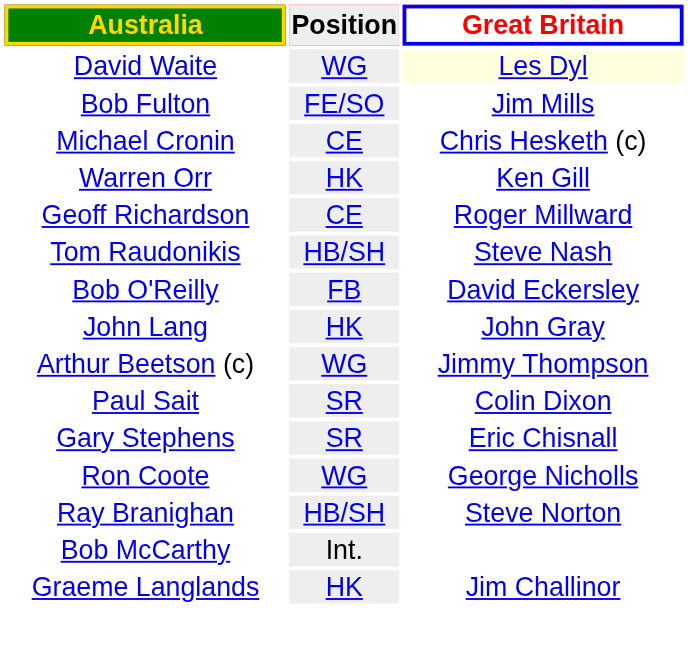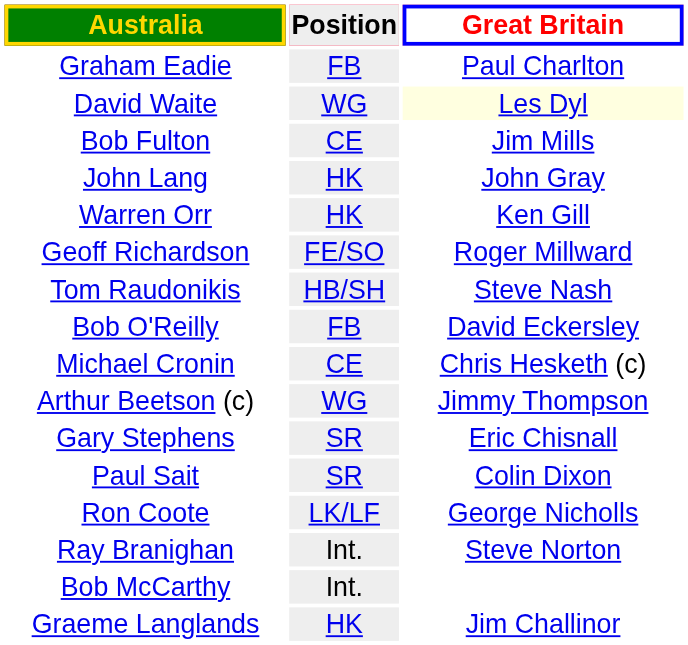+ row: (145, 66)
(344, 103) FE/SO -> (344, 140) CE
rows swapped: (145, 140) <-> (145, 326)
(344, 215) CE -> (344, 252) FE/SO
rows swapped: (145, 438) <-> (145, 401)
(344, 475) WG -> (344, 512) LK/LF
(344, 512) HB/SH -> (344, 550) Int.
